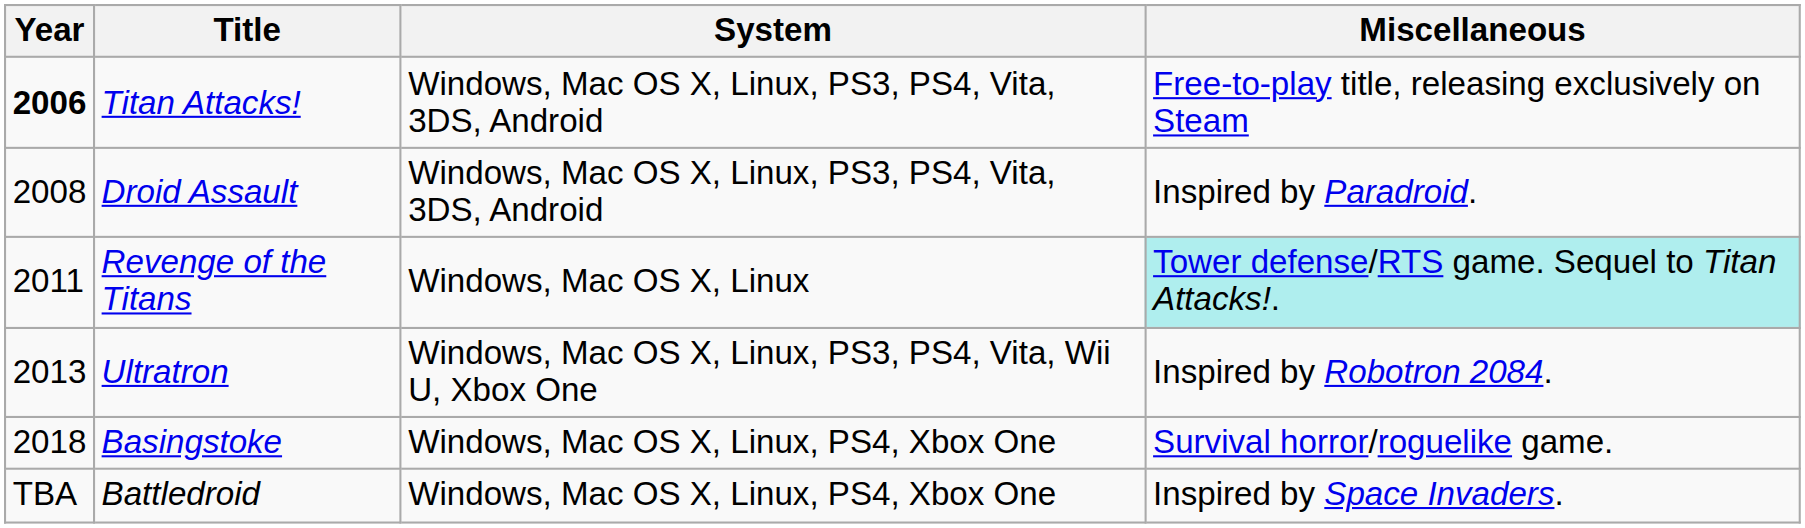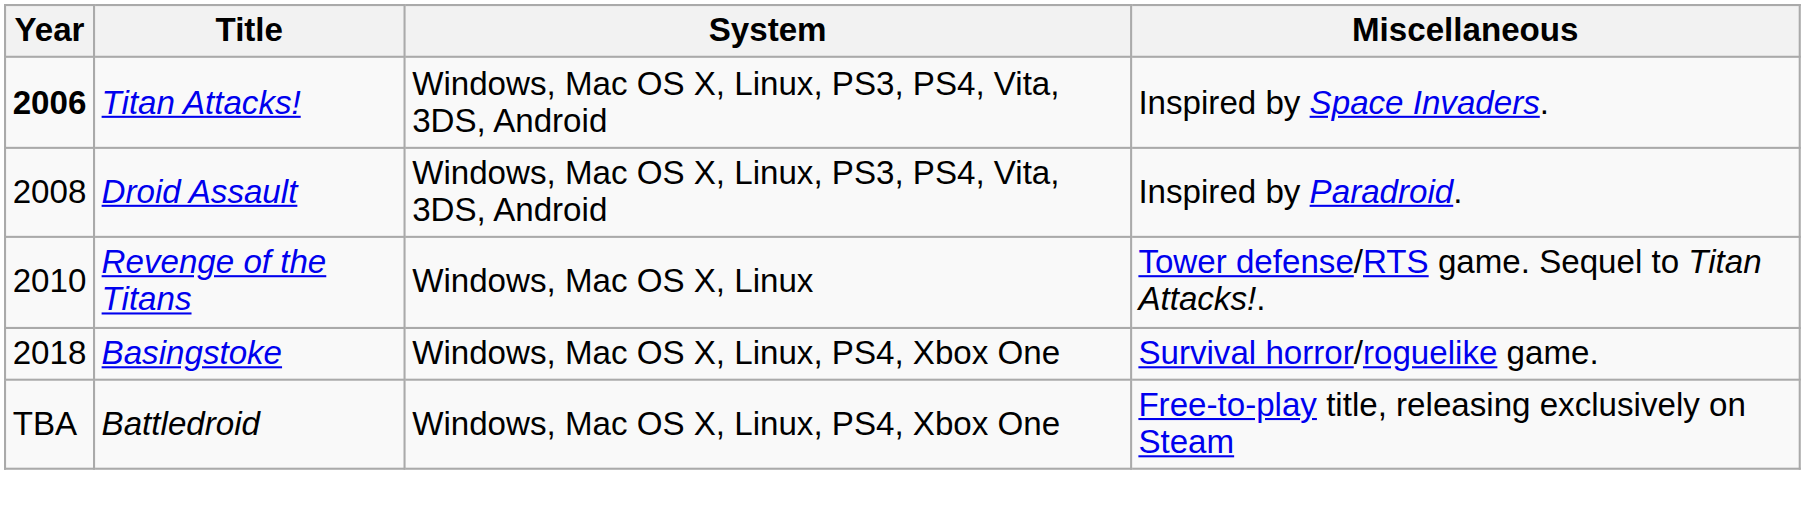(1457, 101) Free-to-play title, releasing exclusively on Steam -> (1344, 101) Inspired by Space Invaders.
(48, 281) 2011 -> (50, 281) 2010
(1465, 281) paleturquoise background -> (1450, 281) no background
- row: (165, 371)
(1358, 494) Inspired by Space Invaders. -> (1442, 423) Free-to-play title, releasing exclusively on Steam
